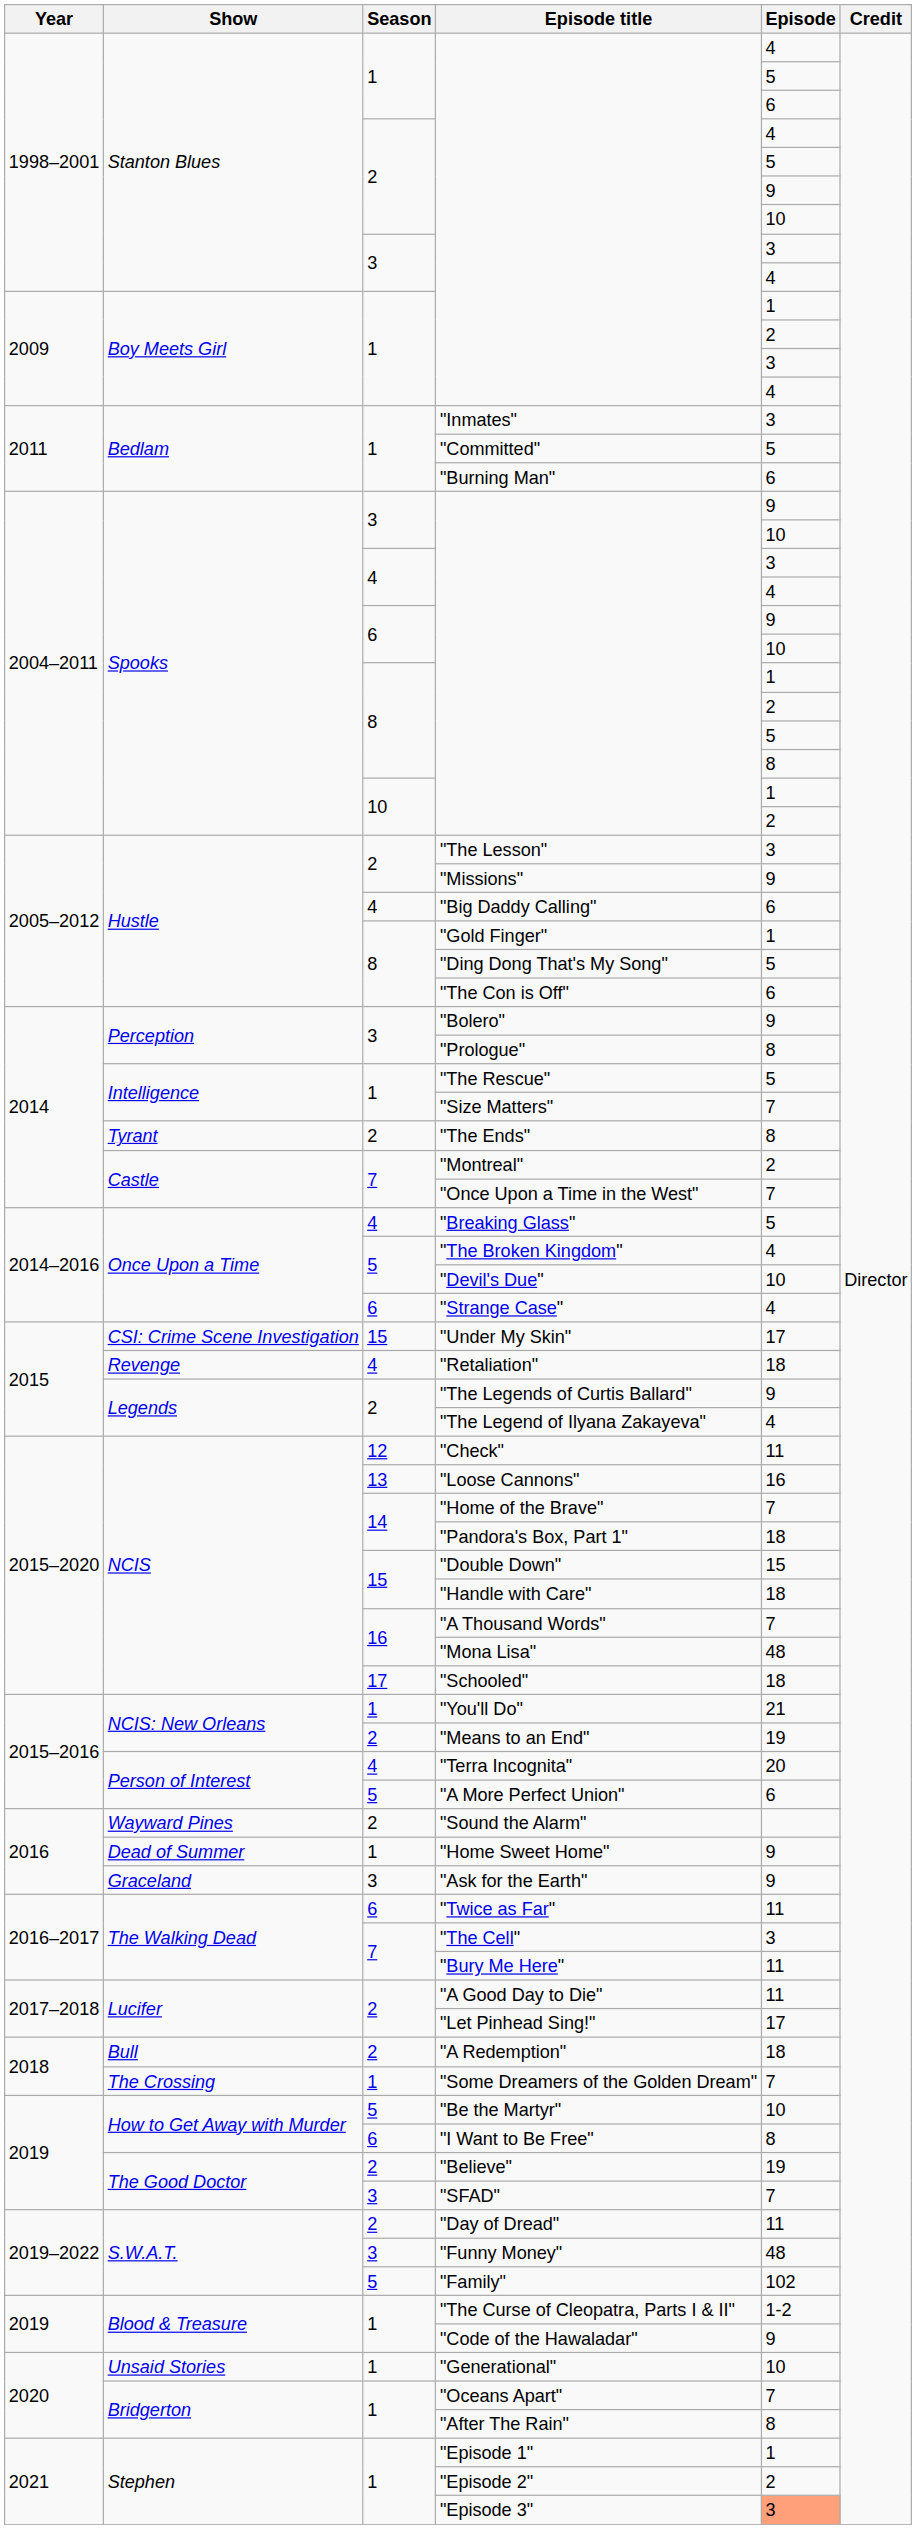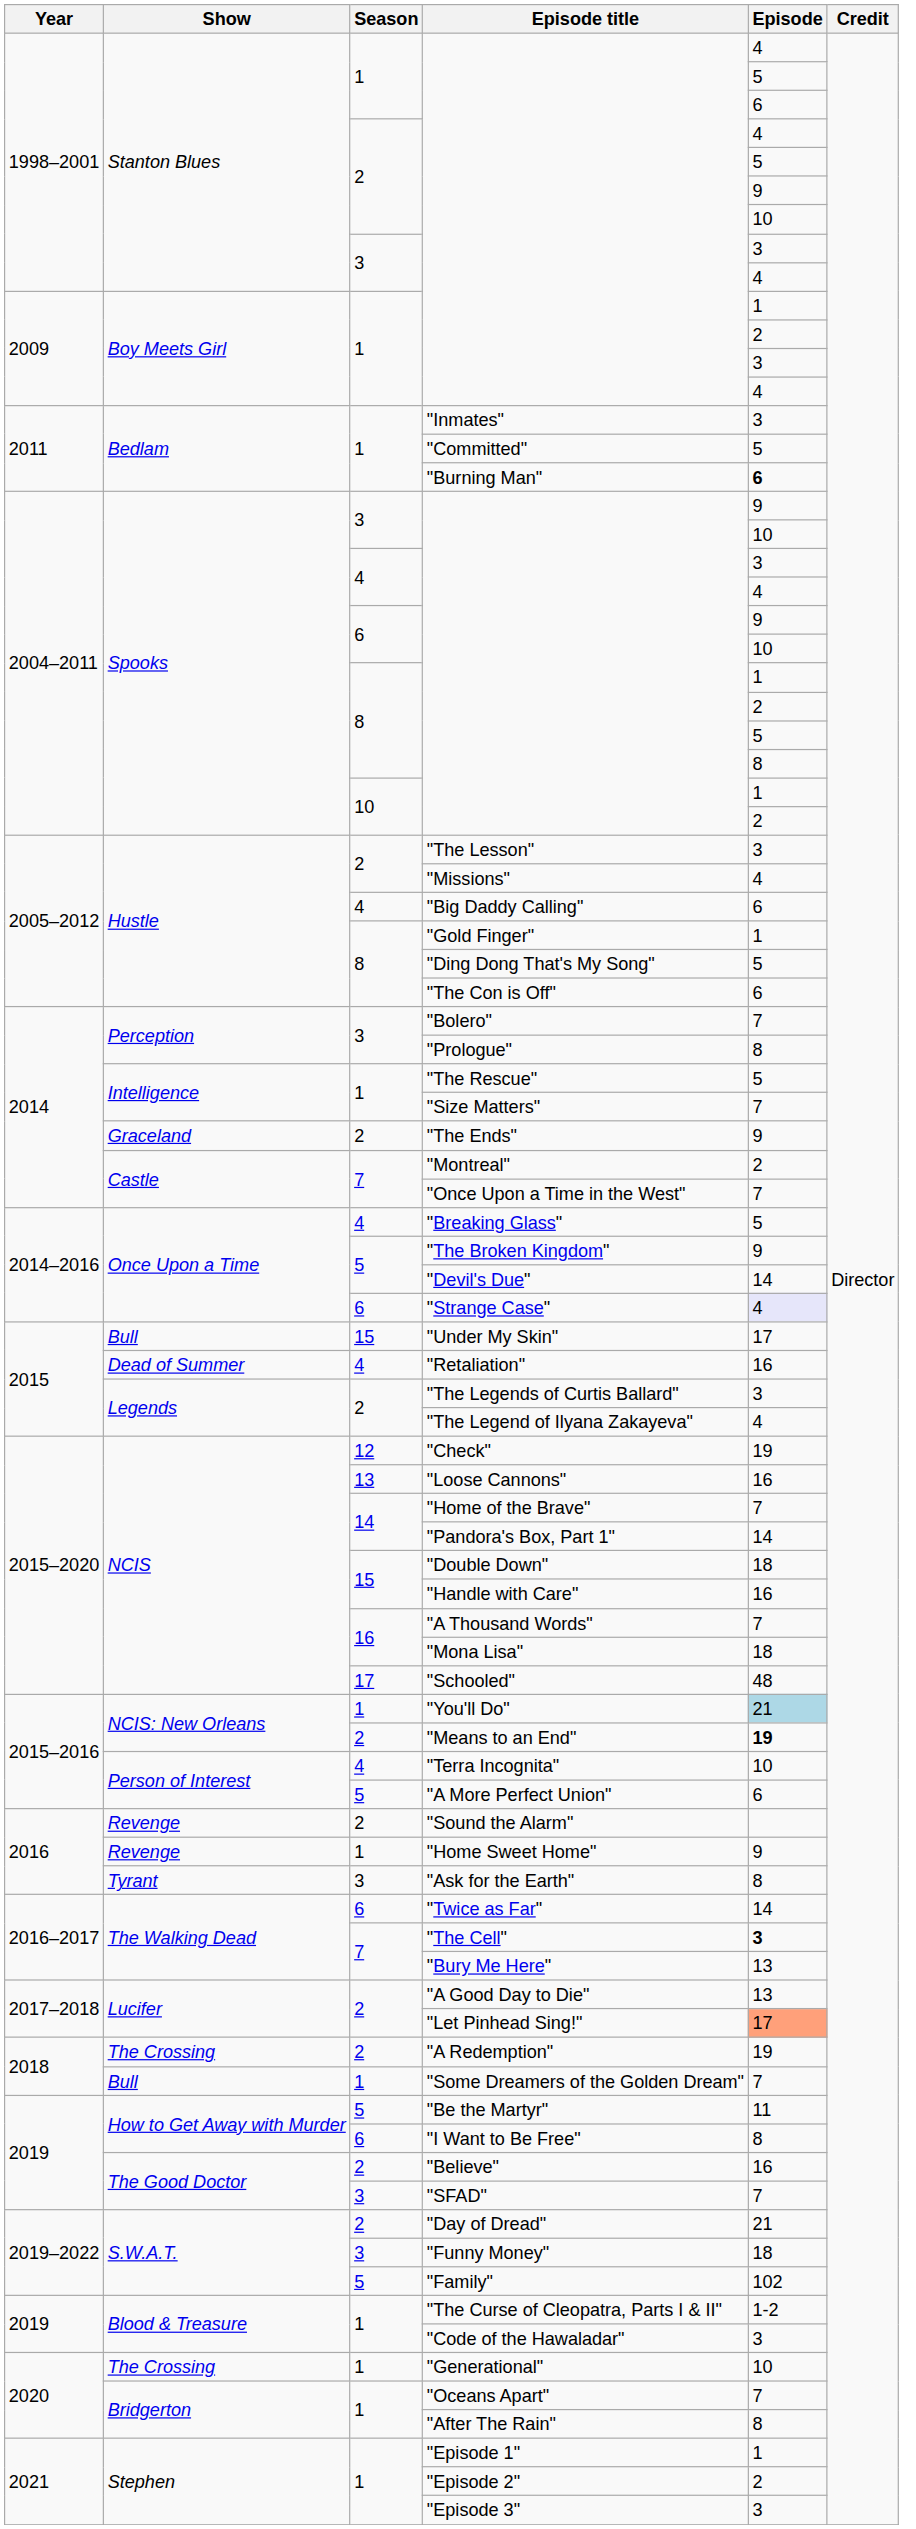(771, 477) normal -> (757, 477) bold
(771, 878) 9 -> (757, 878) 4
(771, 1021) 9 -> (757, 1021) 7
(133, 1136) Tyrant -> (149, 1136) Graceland
(771, 1136) 8 -> (757, 1136) 9
(771, 1250) 4 -> (757, 1250) 9
(776, 1279) 10 -> (762, 1279) 14
(771, 1308) no background -> (757, 1308) lavender background
(233, 1336) CSI: Crime Scene Investigation -> (123, 1336) Bull
(144, 1365) Revenge -> (176, 1365) Dead of Summer
(776, 1365) 18 -> (762, 1365) 16
(771, 1394) 9 -> (757, 1394) 3
(775, 1451) 11 -> (762, 1451) 19
(776, 1537) 18 -> (762, 1537) 14
(776, 1565) 15 -> (762, 1565) 18
(776, 1594) 18 -> (762, 1594) 16
(776, 1651) 48 -> (762, 1651) 18
(776, 1680) 18 -> (762, 1680) 48
(776, 1709) no background -> (762, 1709) lightblue background
(776, 1737) normal -> (762, 1737) bold
(776, 1766) 20 -> (762, 1766) 10
(170, 1823) Wayward Pines -> (144, 1823) Revenge
(176, 1852) Dead of Summer -> (144, 1852) Revenge
(149, 1880) Graceland -> (133, 1880) Tyrant
(771, 1880) 9 -> (757, 1880) 8
(775, 1909) 11 -> (762, 1909) 14
(771, 1938) normal -> (757, 1938) bold
(775, 1966) 11 -> (762, 1966) 13
(775, 1995) 11 -> (762, 1995) 13
(776, 2024) no background -> (762, 2024) lightsalmon background
(123, 2052) Bull -> (161, 2052) The Crossing
(776, 2052) 18 -> (762, 2052) 19
(161, 2081) The Crossing -> (123, 2081) Bull
(776, 2109) 10 -> (762, 2109) 11
(776, 2167) 19 -> (762, 2167) 16
(775, 2224) 11 -> (762, 2224) 21
(776, 2253) 48 -> (762, 2253) 18
(771, 2338) 9 -> (757, 2338) 3
(166, 2367) Unsaid Stories -> (161, 2367) The Crossing
(771, 2510) lightsalmon background -> (757, 2510) no background
